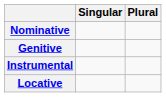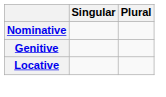- row: (40, 65)
